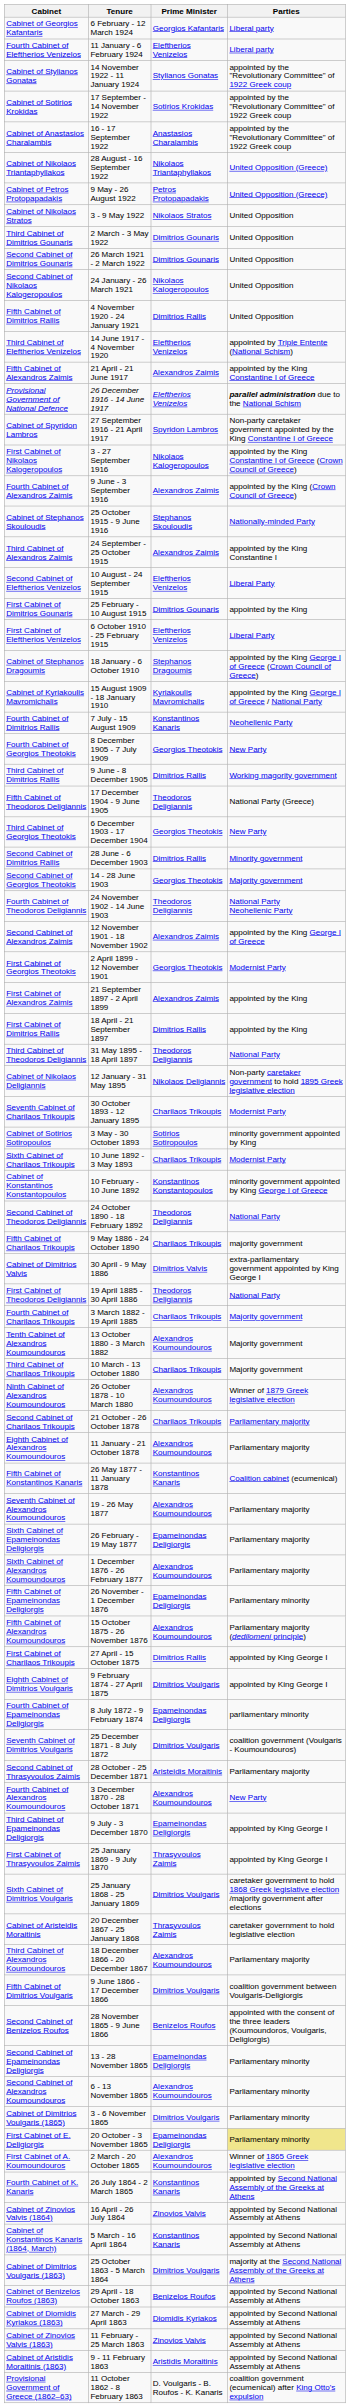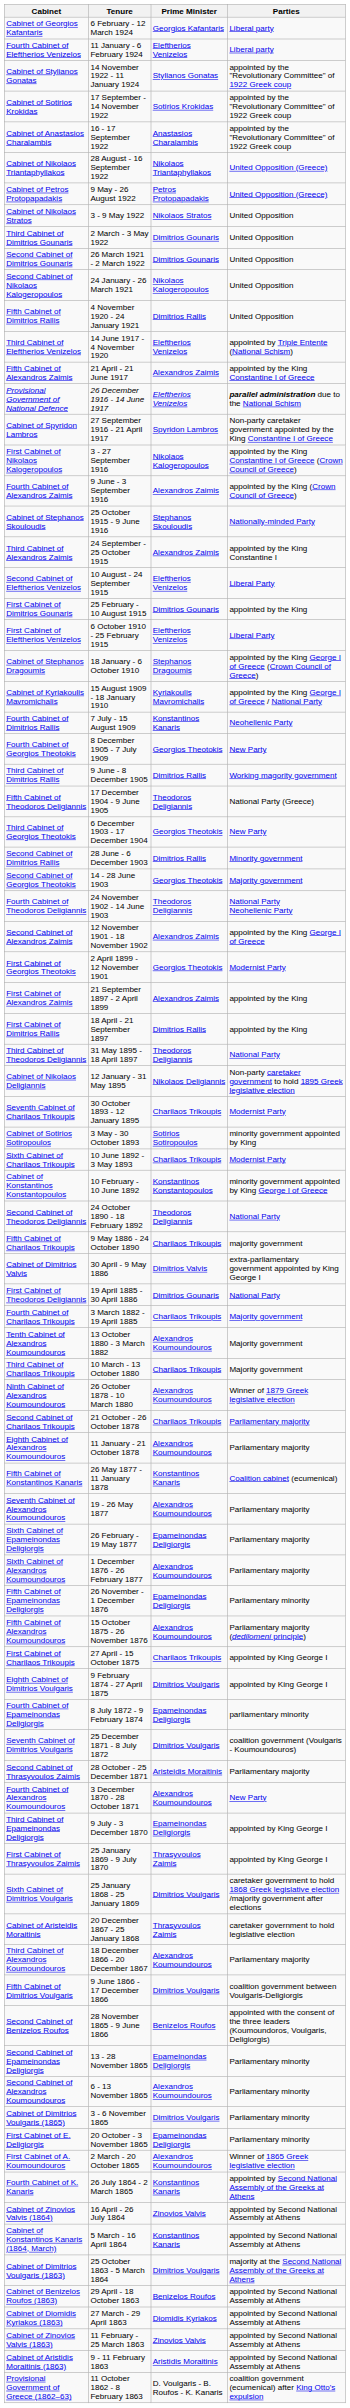(172, 1295) Theodoros Deligiannis -> (186, 1295) Dimitrios Gounaris
(179, 1658) Dimitrios Rallis -> (187, 1658) Charilaos Trikoupis
(269, 2140) khaki background -> (269, 2140) no background
